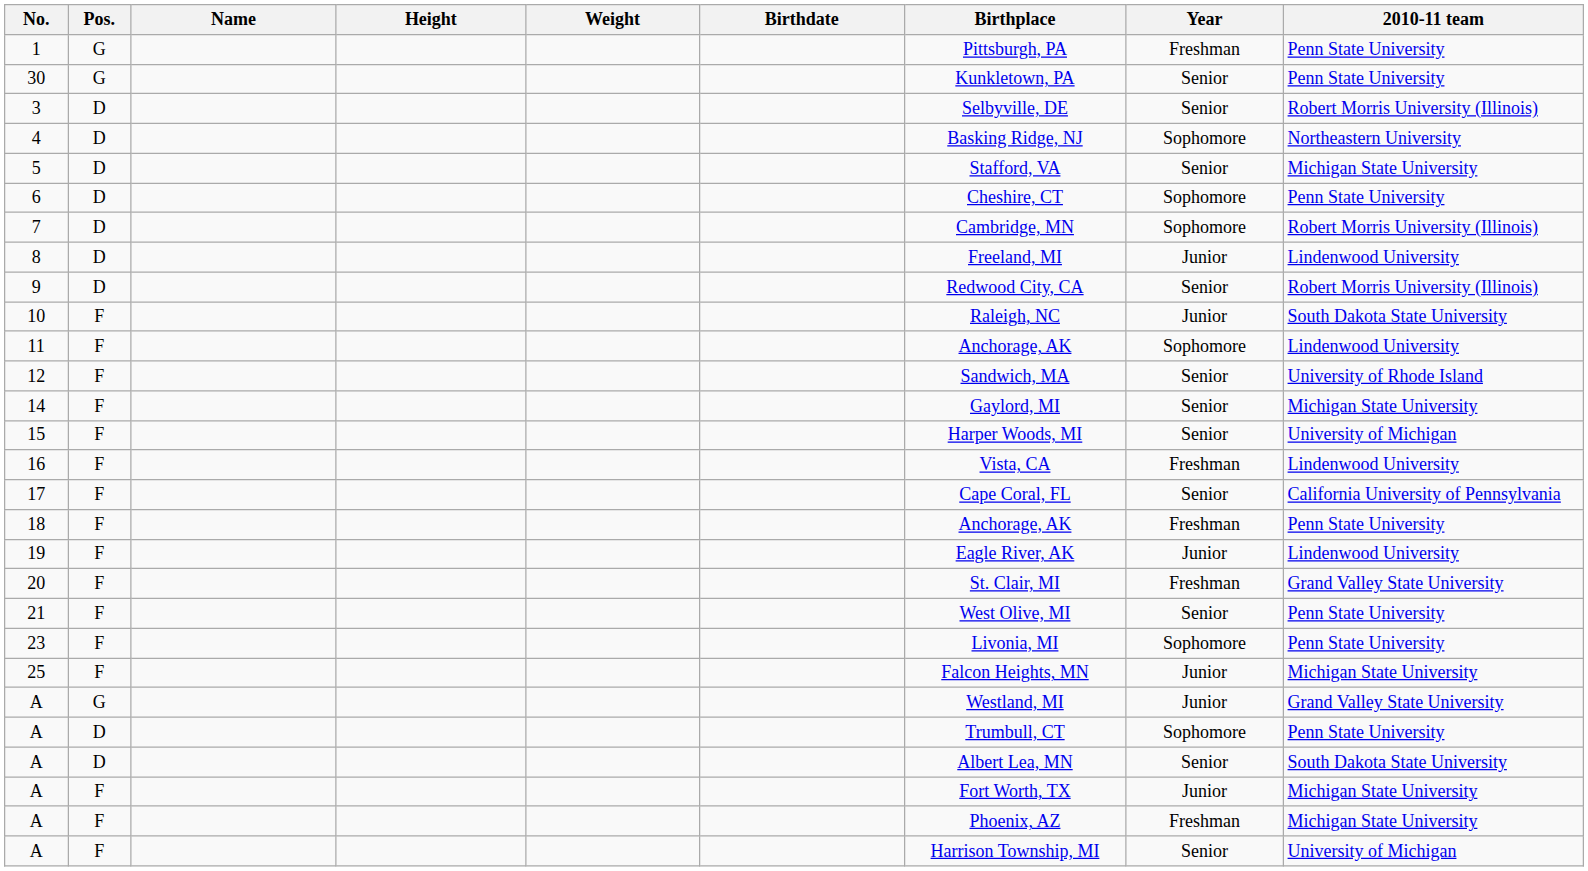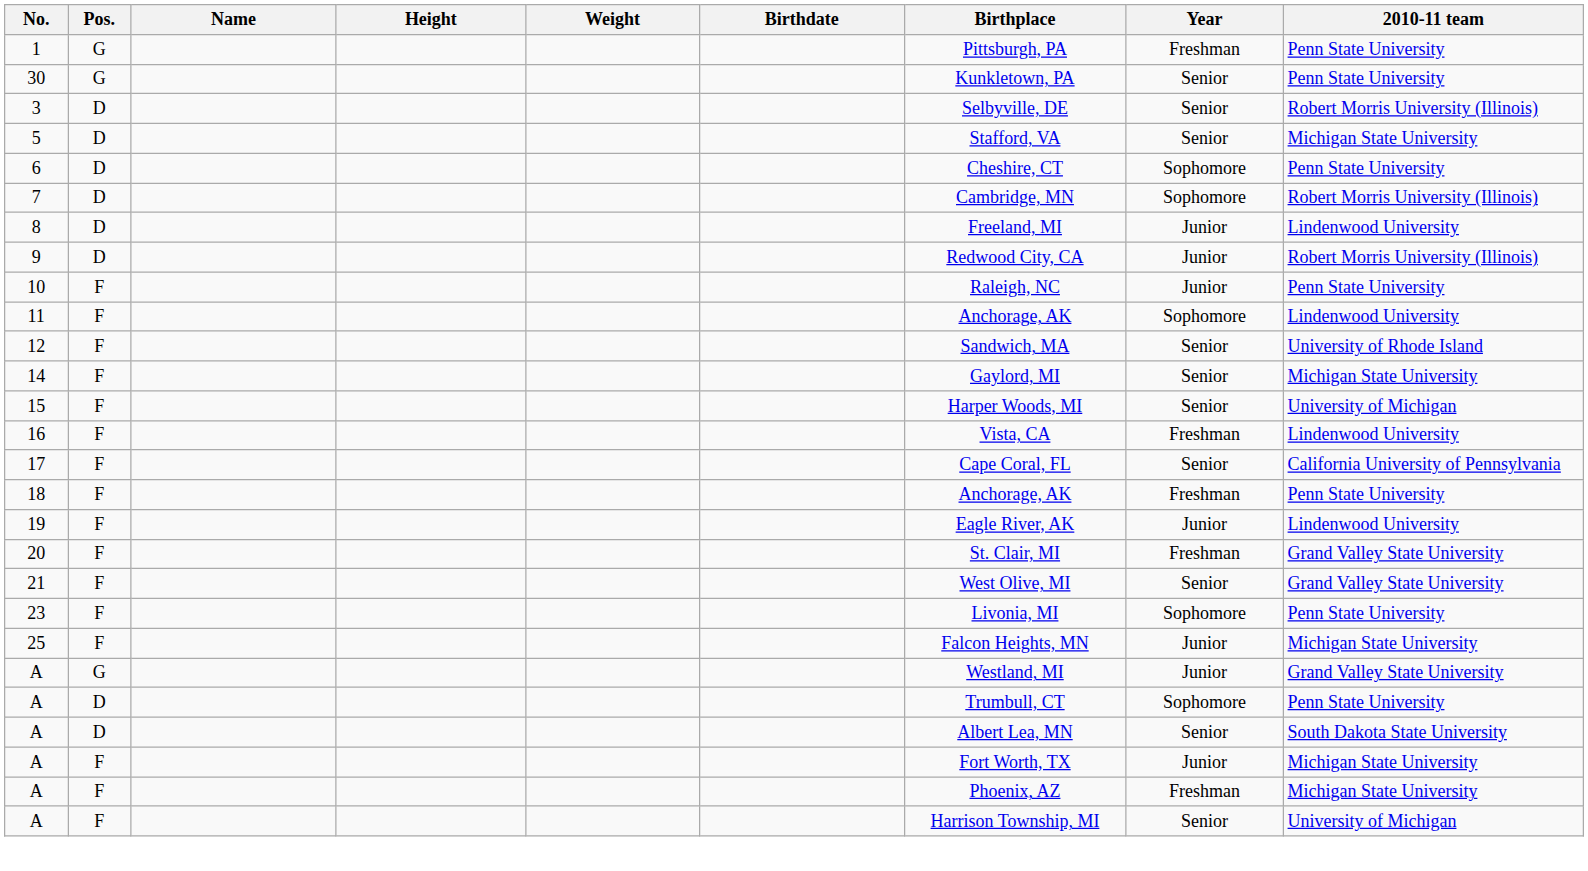- row: (36, 138)
(1204, 286) Senior -> (1204, 257) Junior
(1397, 316) South Dakota State University -> (1366, 286) Penn State University
(1366, 613) Penn State University -> (1396, 583) Grand Valley State University
